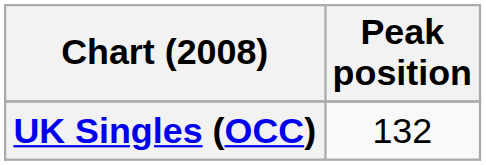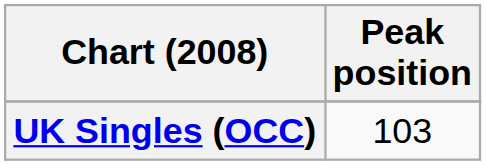(402, 130) 132 -> (402, 130) 103
